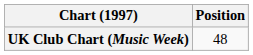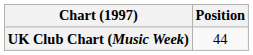(220, 38) 48 -> (220, 38) 44
